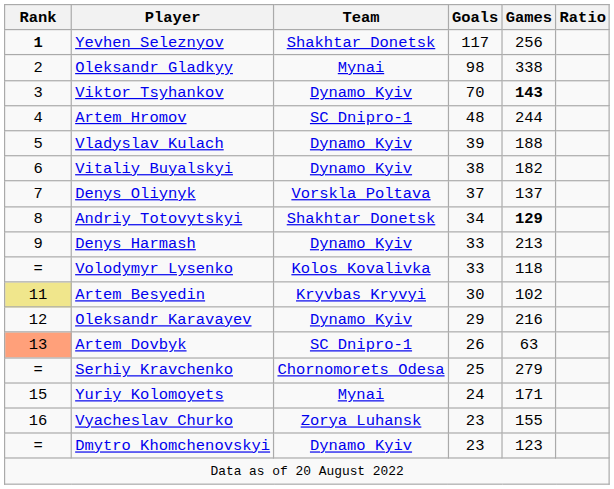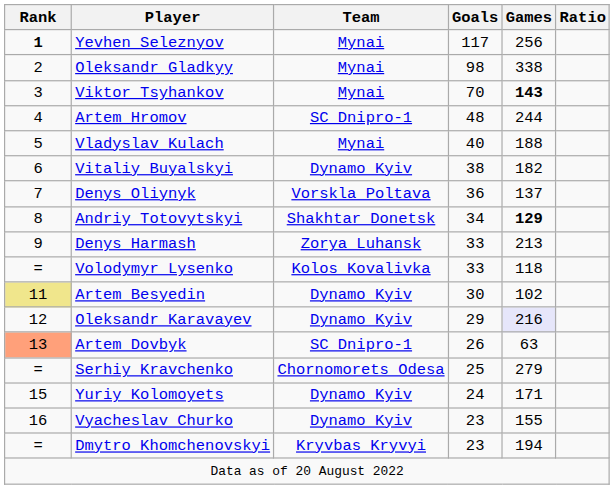(361, 42) Shakhtar Donetsk -> (361, 42) Mynai
(361, 93) Dynamo Kyiv -> (361, 93) Mynai
(361, 143) Dynamo Kyiv -> (361, 143) Mynai
(475, 143) 39 -> (475, 143) 40
(475, 194) 37 -> (475, 194) 36
(361, 244) Dynamo Kyiv -> (361, 244) Zorya Luhansk
(361, 295) Kryvbas Kryvyi -> (361, 295) Dynamo Kyiv
(529, 320) no background -> (529, 320) lavender background
(361, 395) Mynai -> (361, 395) Dynamo Kyiv
(361, 421) Zorya Luhansk -> (361, 421) Dynamo Kyiv
(361, 446) Dynamo Kyiv -> (361, 446) Kryvbas Kryvyi
(529, 446) 123 -> (529, 446) 194
